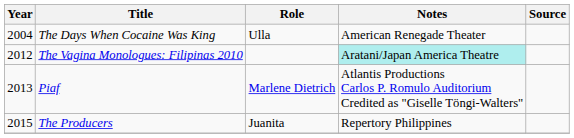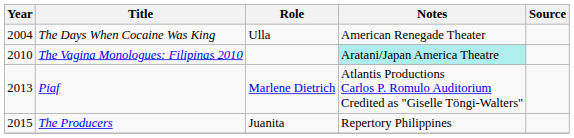(20, 54) 2012 -> (20, 54) 2010
